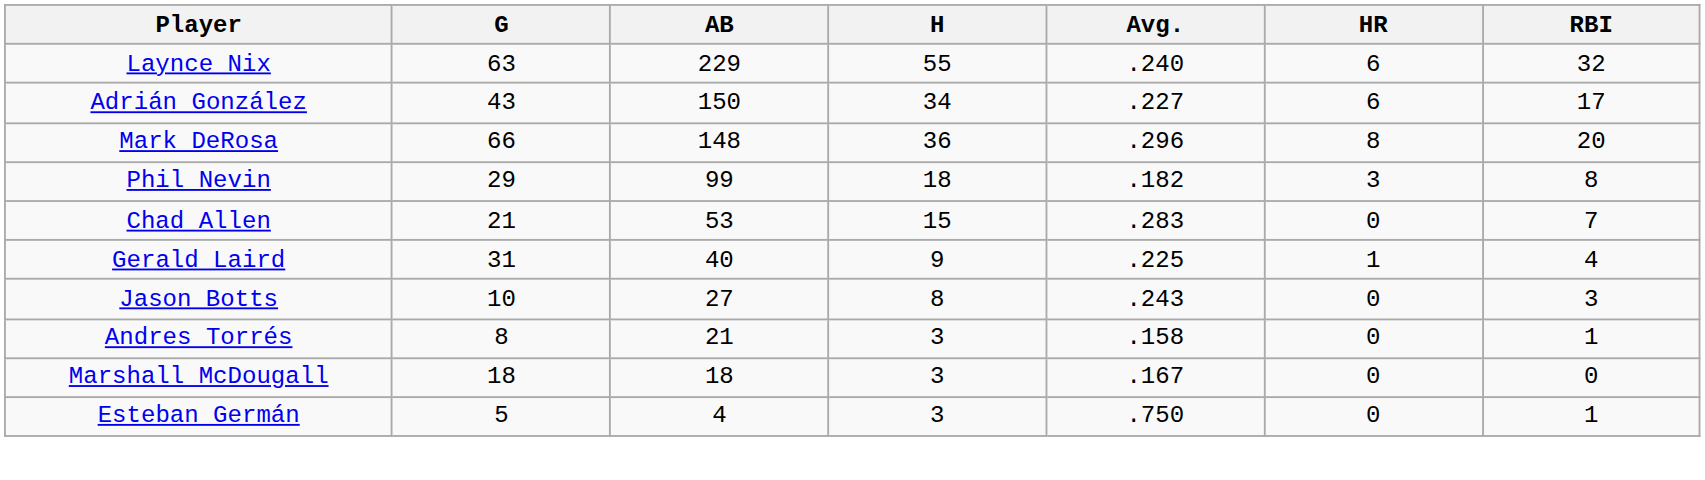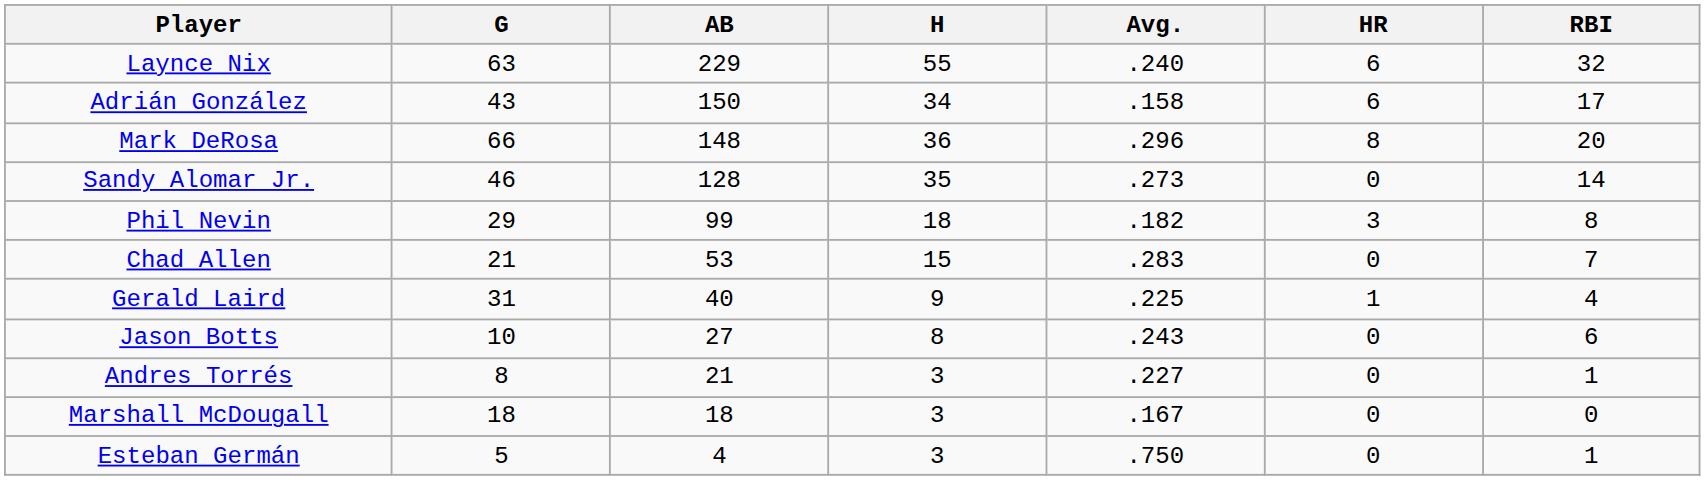(1155, 103) .227 -> (1155, 103) .158
+ row: (199, 181)
(1591, 299) 3 -> (1591, 338) 6
(1155, 338) .158 -> (1155, 377) .227
